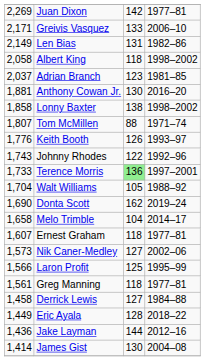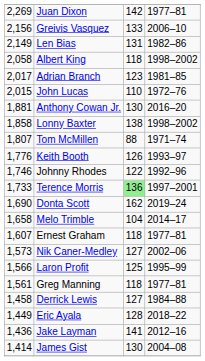(19, 28) 2,171 -> (19, 28) 2,156
(19, 76) 2,037 -> (19, 76) 2,017
+ row: (62, 92)
(19, 156) 1,743 -> (19, 172) 1,746
- row: (67, 188)
(134, 332) 144 -> (134, 332) 141
